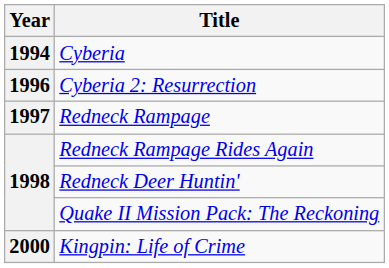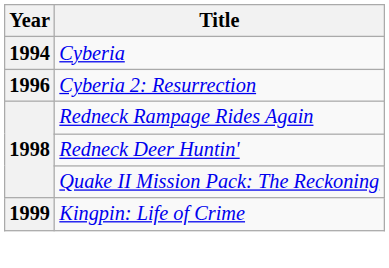- row: (135, 117)
(30, 246) 2000 -> (30, 213) 1999
